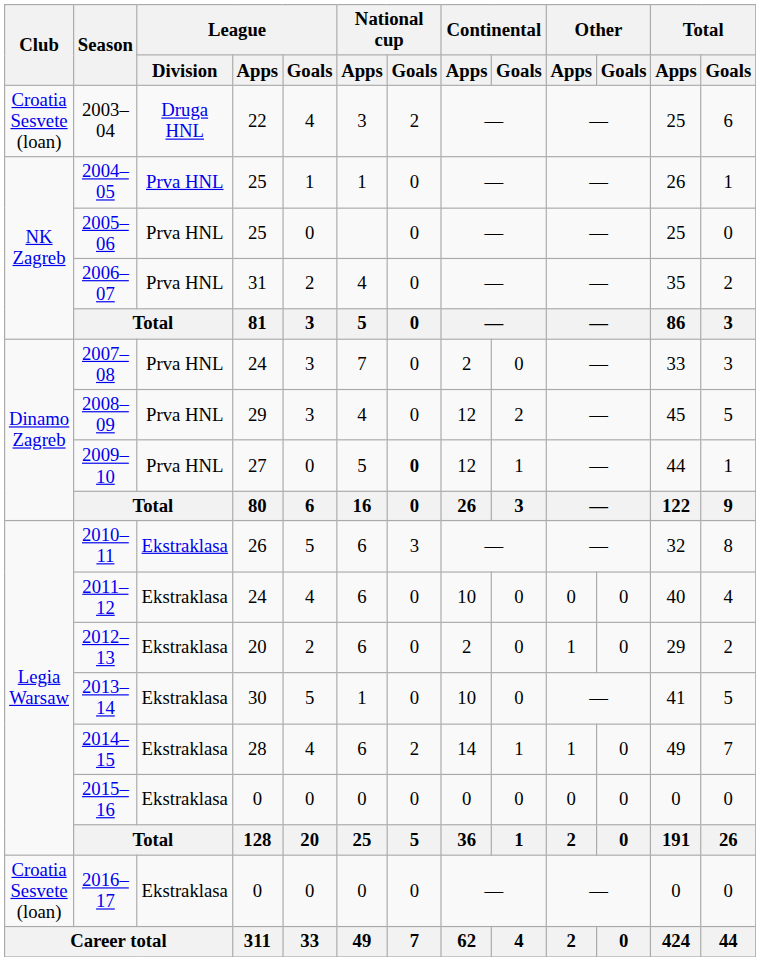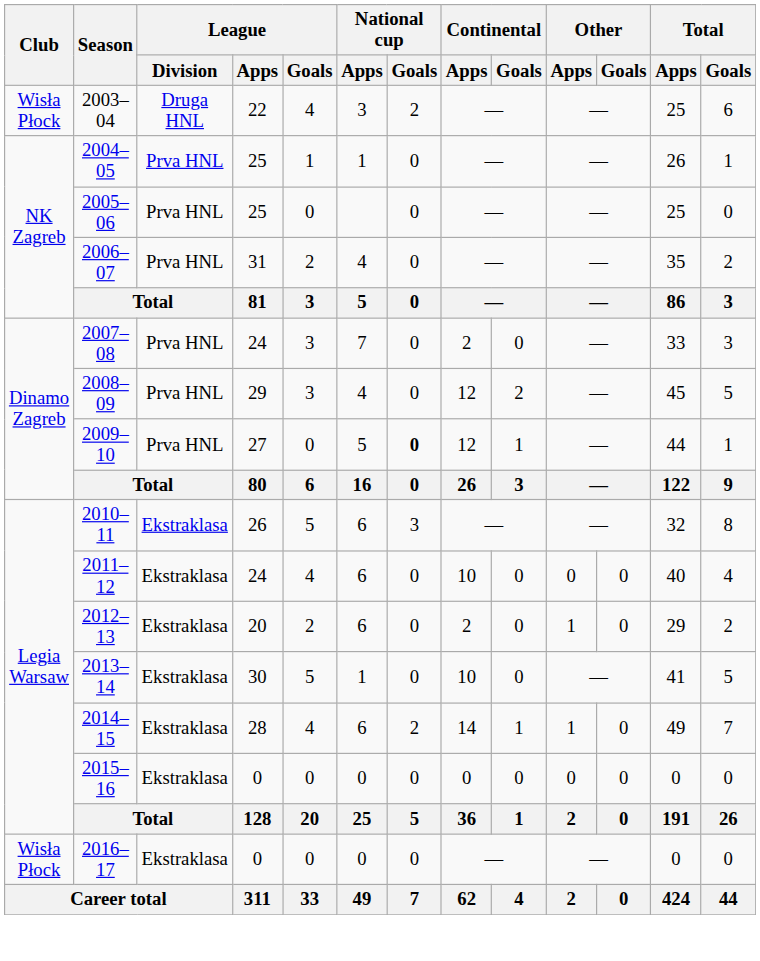(39, 120) Croatia Sesvete (loan) -> (39, 110) Wisła Płock
(39, 890) Croatia Sesvete (loan) -> (39, 859) Wisła Płock
